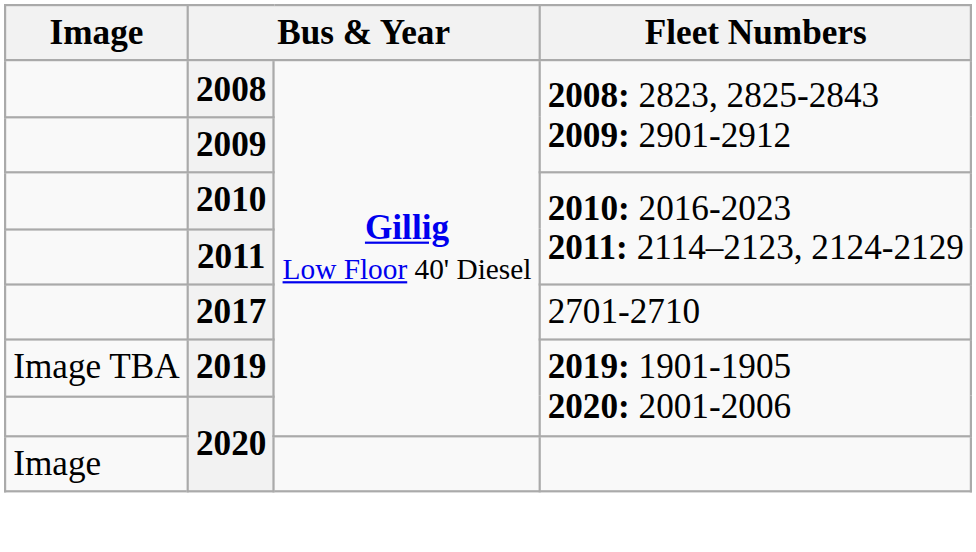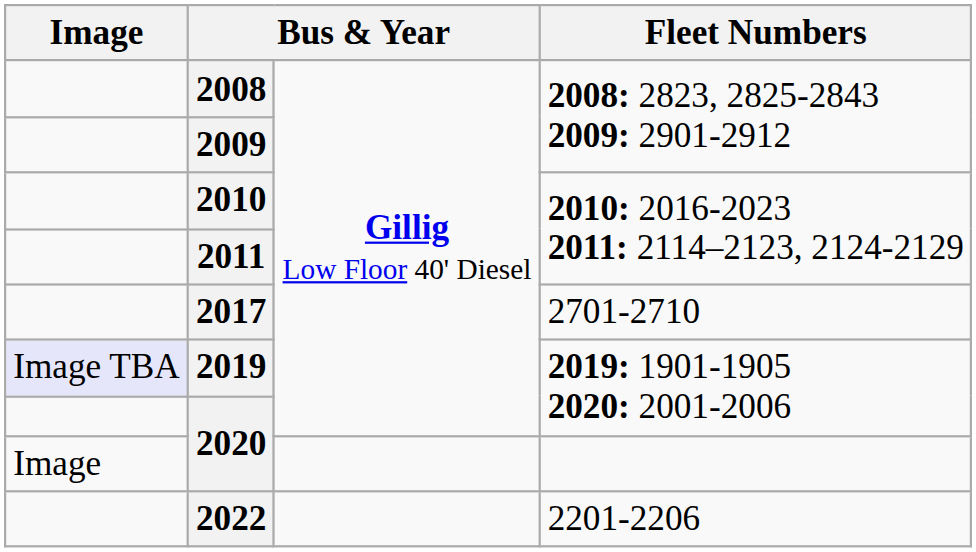(96, 367) no background -> (96, 367) lavender background
+ row: (231, 518)
